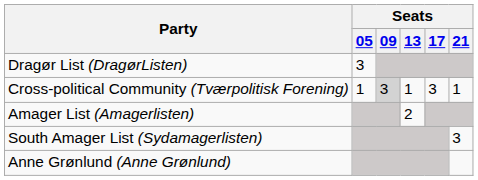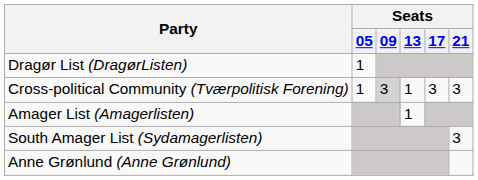(360, 65) 3 -> (360, 65) 1
(457, 89) 1 -> (457, 89) 3
(408, 114) 2 -> (408, 114) 1
